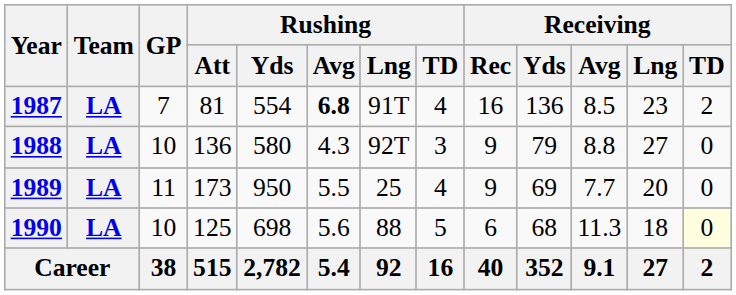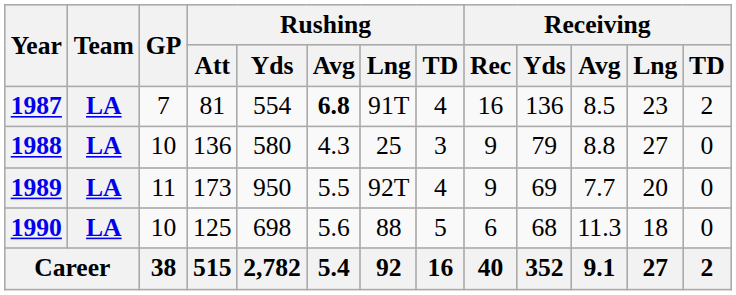(389, 146) 92T -> (389, 146) 25
(389, 187) 25 -> (389, 187) 92T
(707, 227) lightyellow background -> (707, 227) no background
